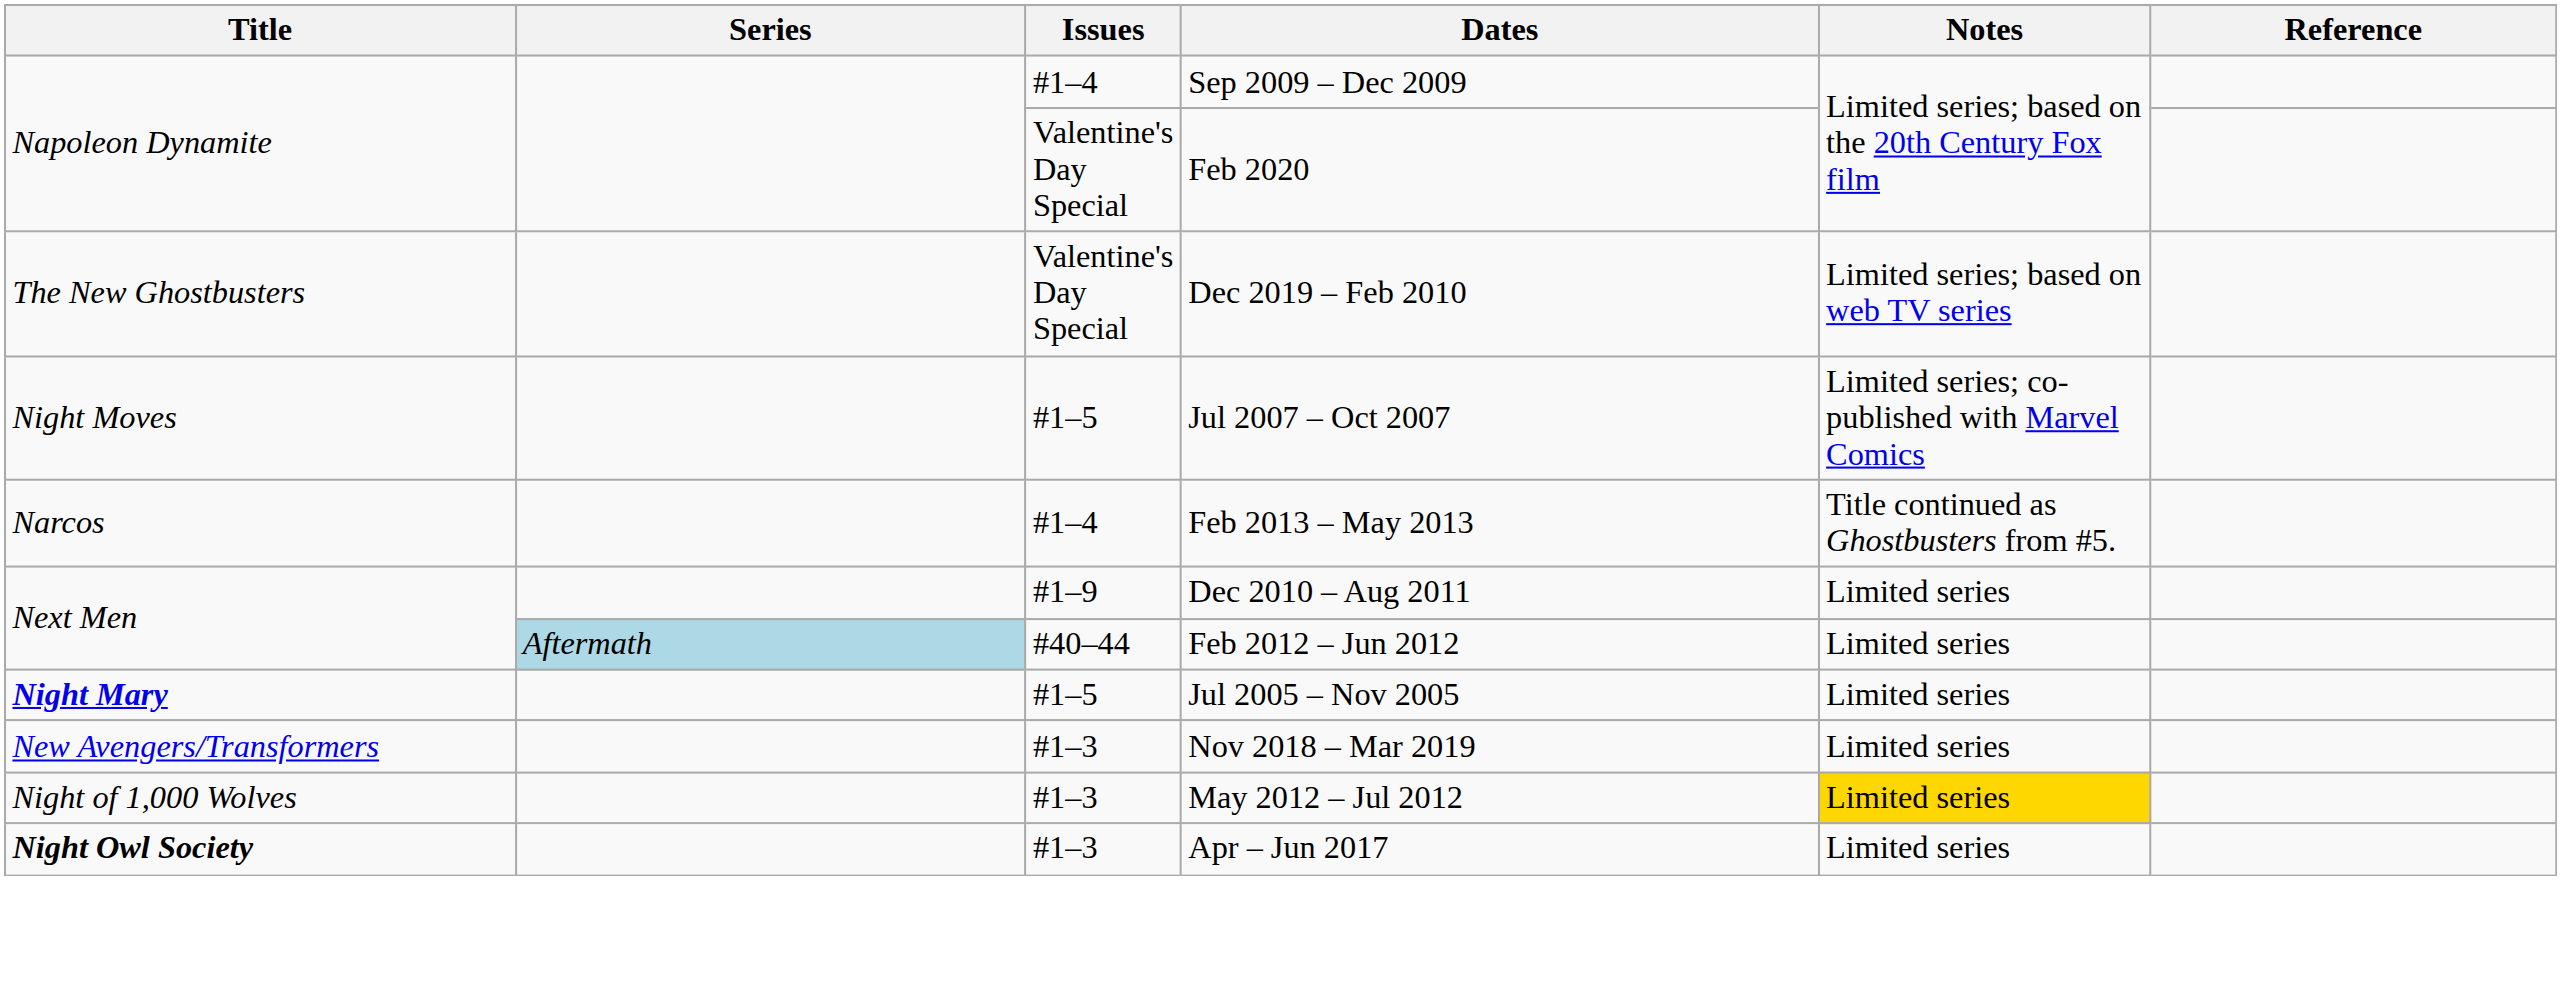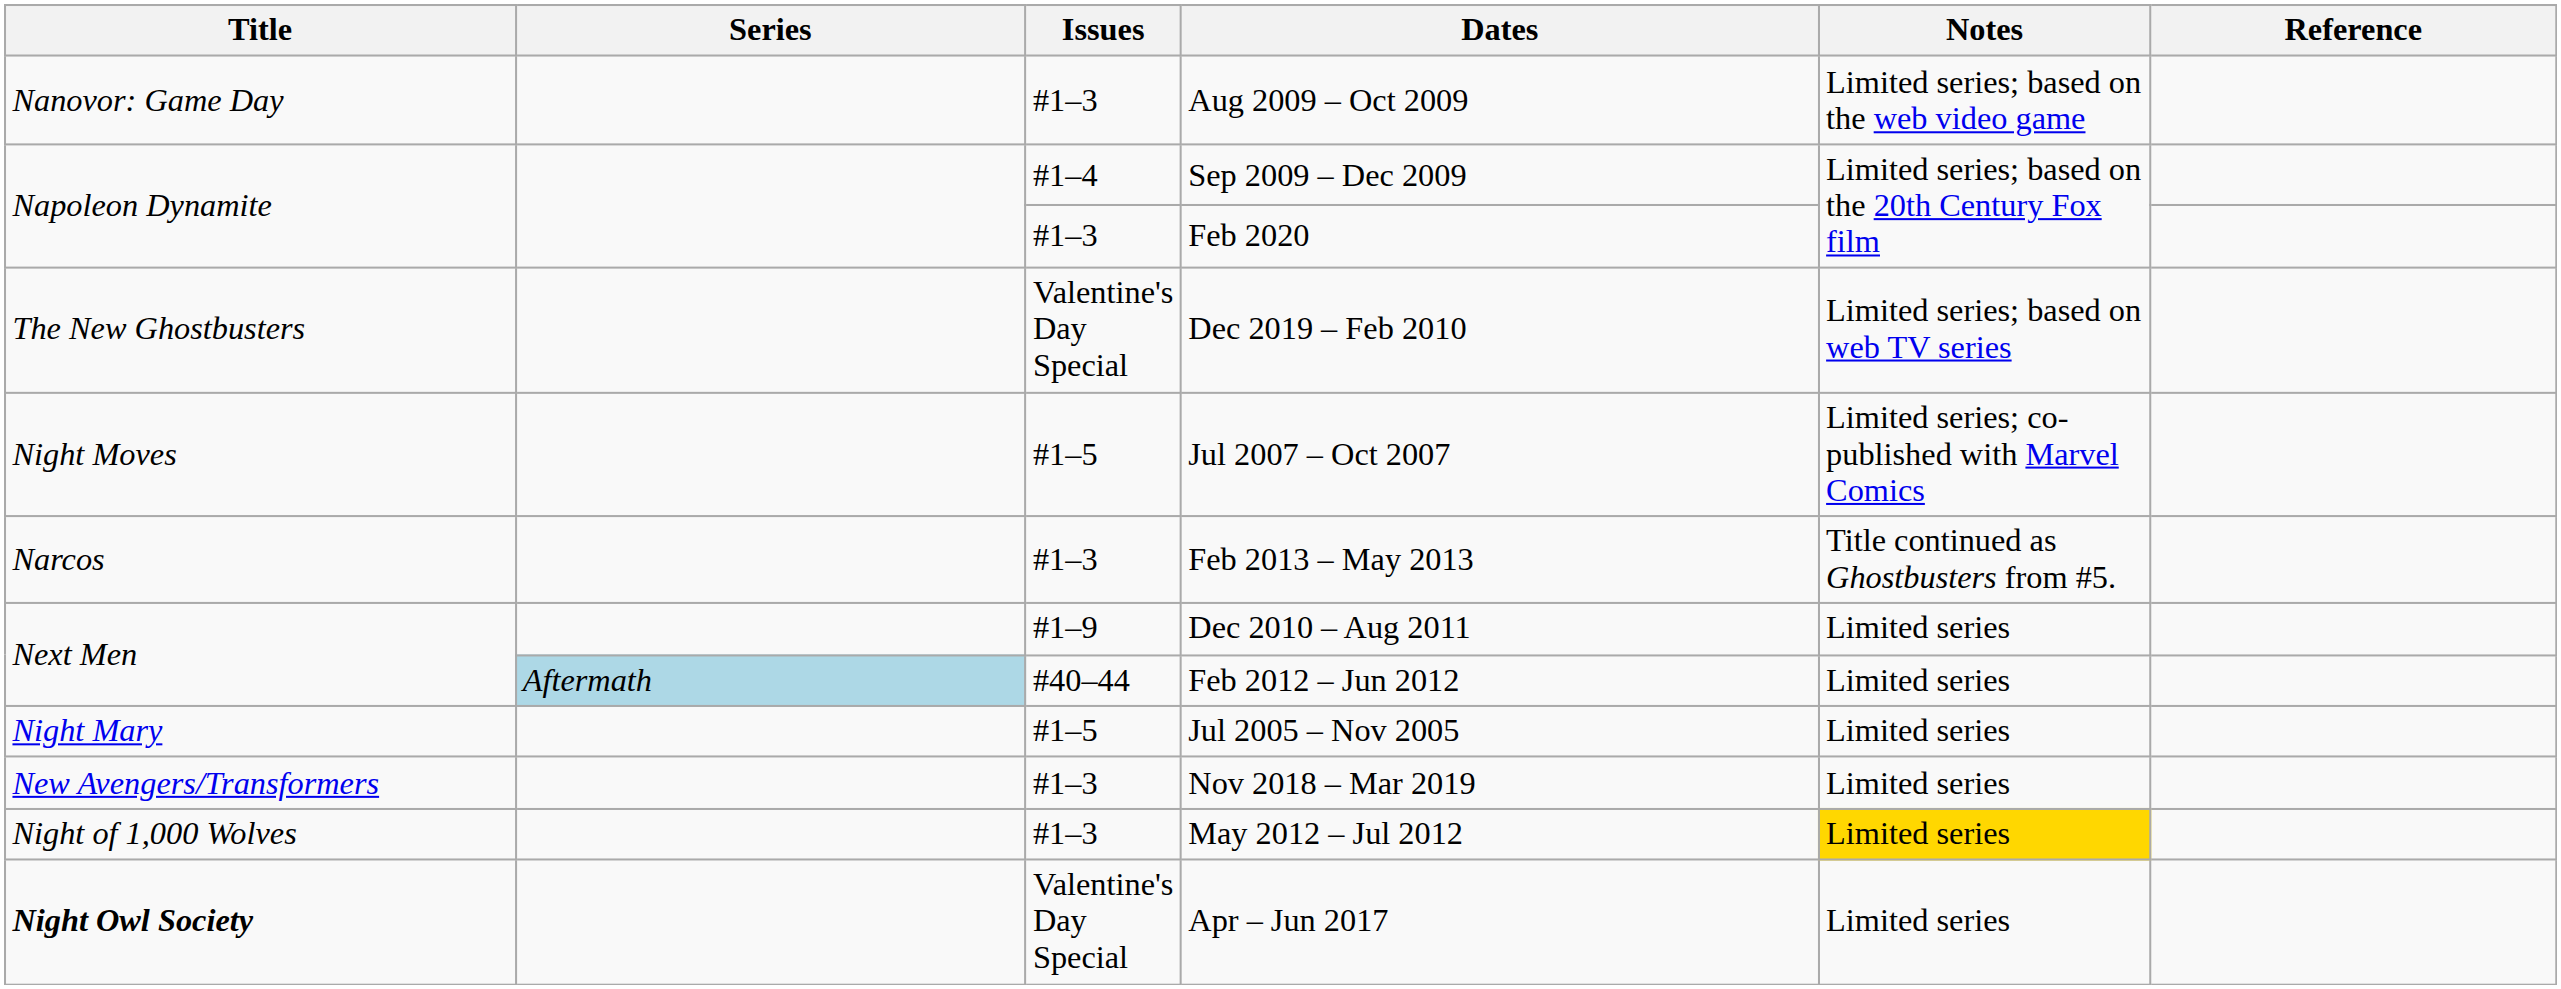+ row: (1328, 99)
(1103, 169) Valentine's Day Special -> (1065, 236) #1–3
(1065, 522) #1–4 -> (1065, 559) #1–3
(90, 694) bold -> (87, 731) normal
(1065, 848) #1–3 -> (1103, 921) Valentine's Day Special
